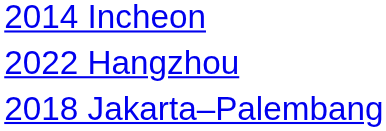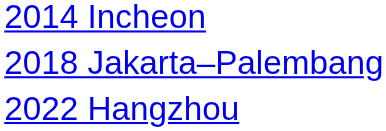rows swapped: (194, 108) <-> (122, 63)
